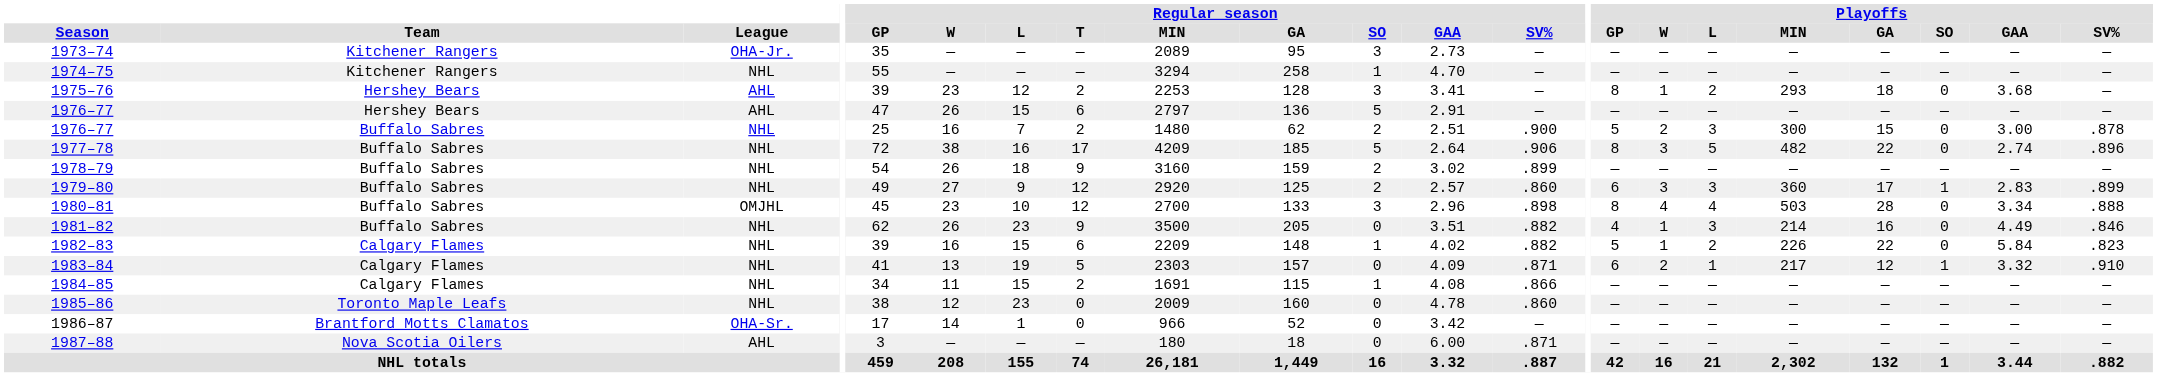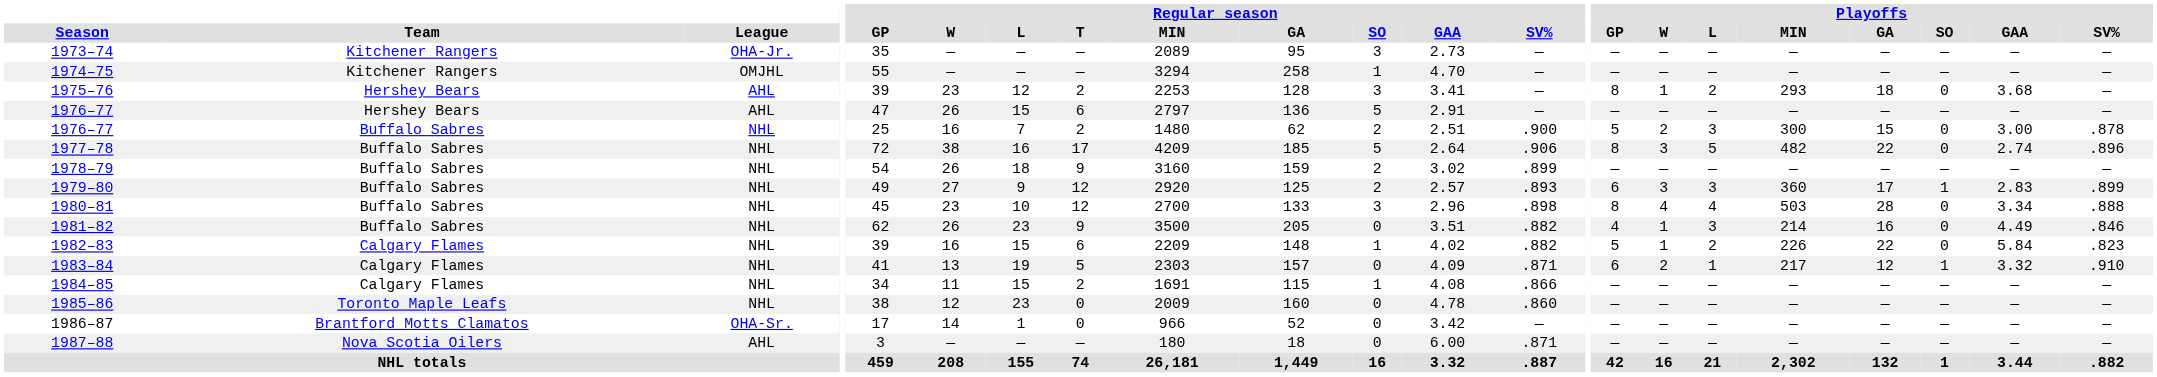(762, 72) NHL -> (762, 72) OMJHL
(1539, 188) .860 -> (1539, 188) .893
(762, 207) OMJHL -> (762, 207) NHL
